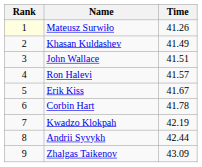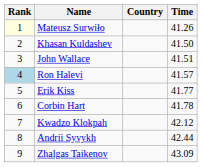+ column: (145, 12)
(178, 43) 41.49 -> (182, 43) 41.50
(24, 75) no background -> (20, 75) lightblue background
(178, 91) 41.67 -> (182, 91) 41.77
(178, 122) 42.19 -> (182, 122) 42.12
